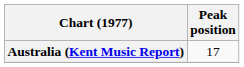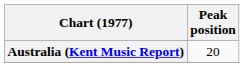(213, 51) 17 -> (213, 51) 20
